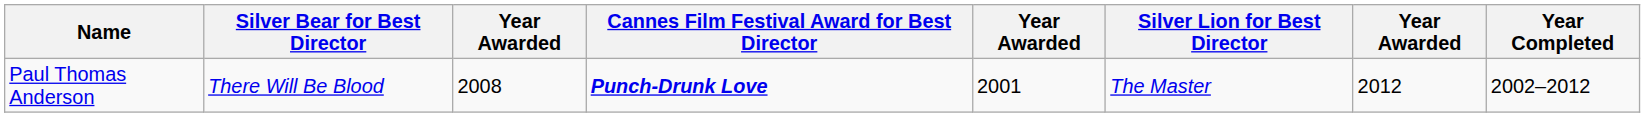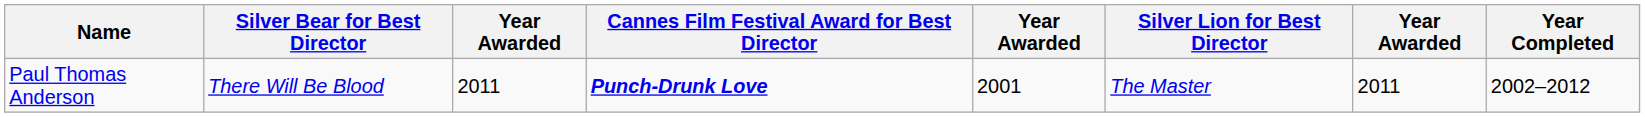(480, 86) 2008 -> (479, 86) 2011
(1380, 86) 2012 -> (1379, 86) 2011
